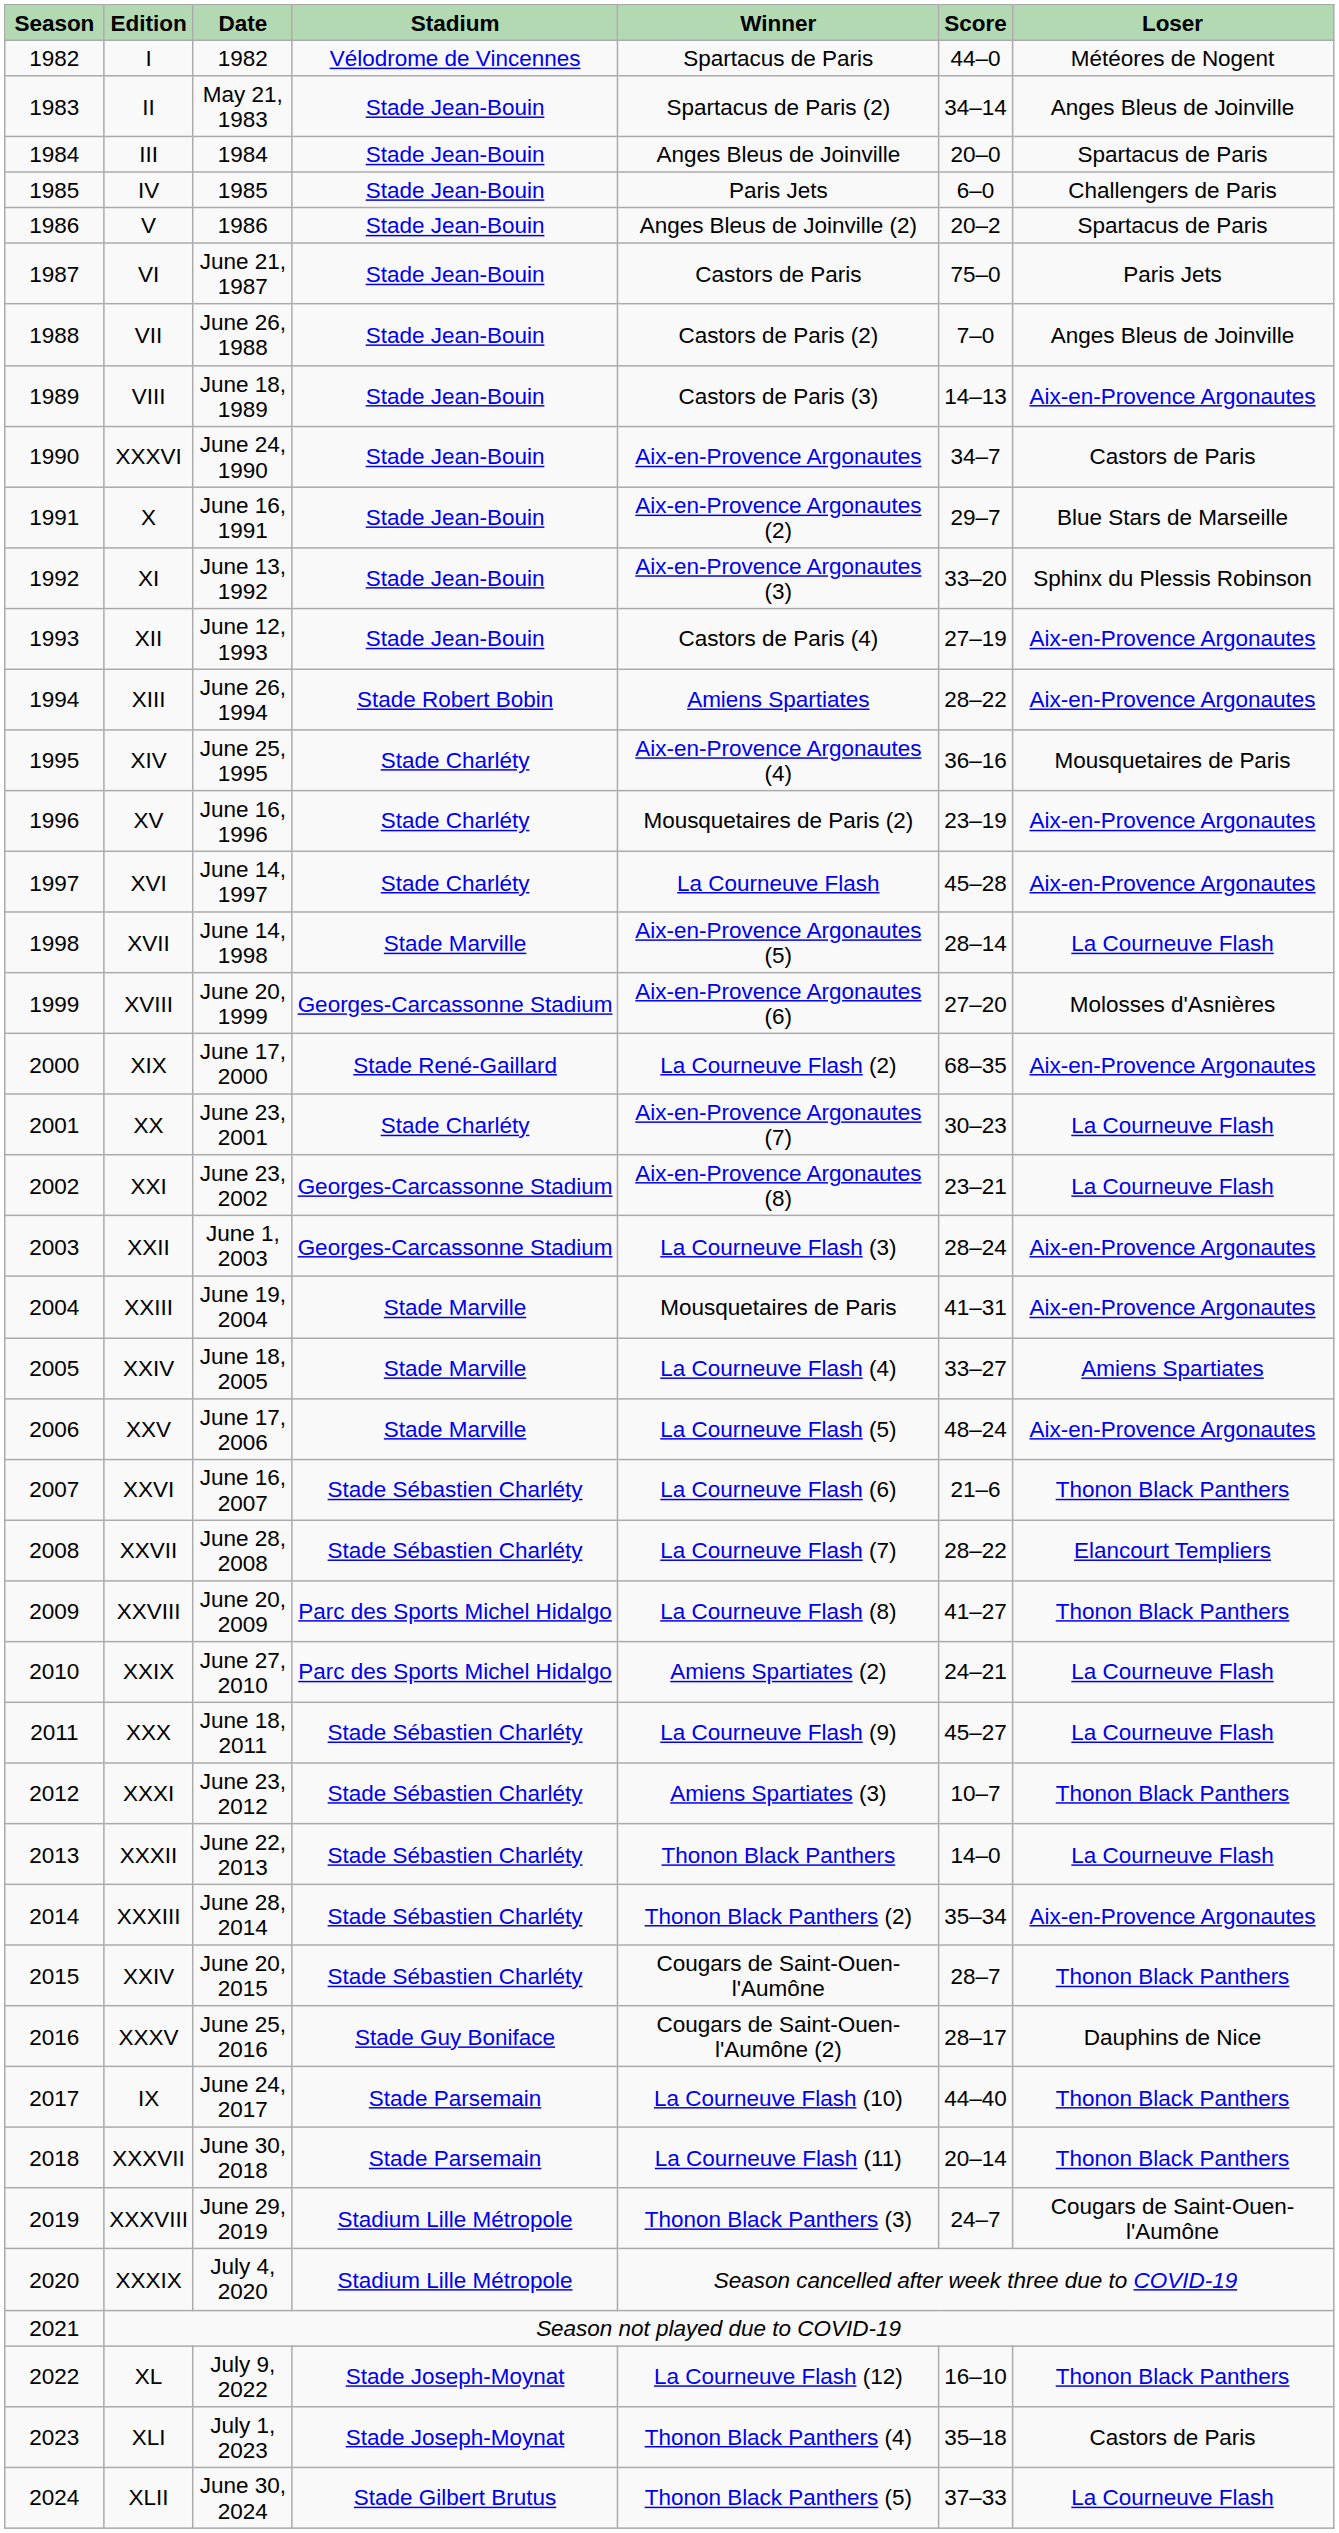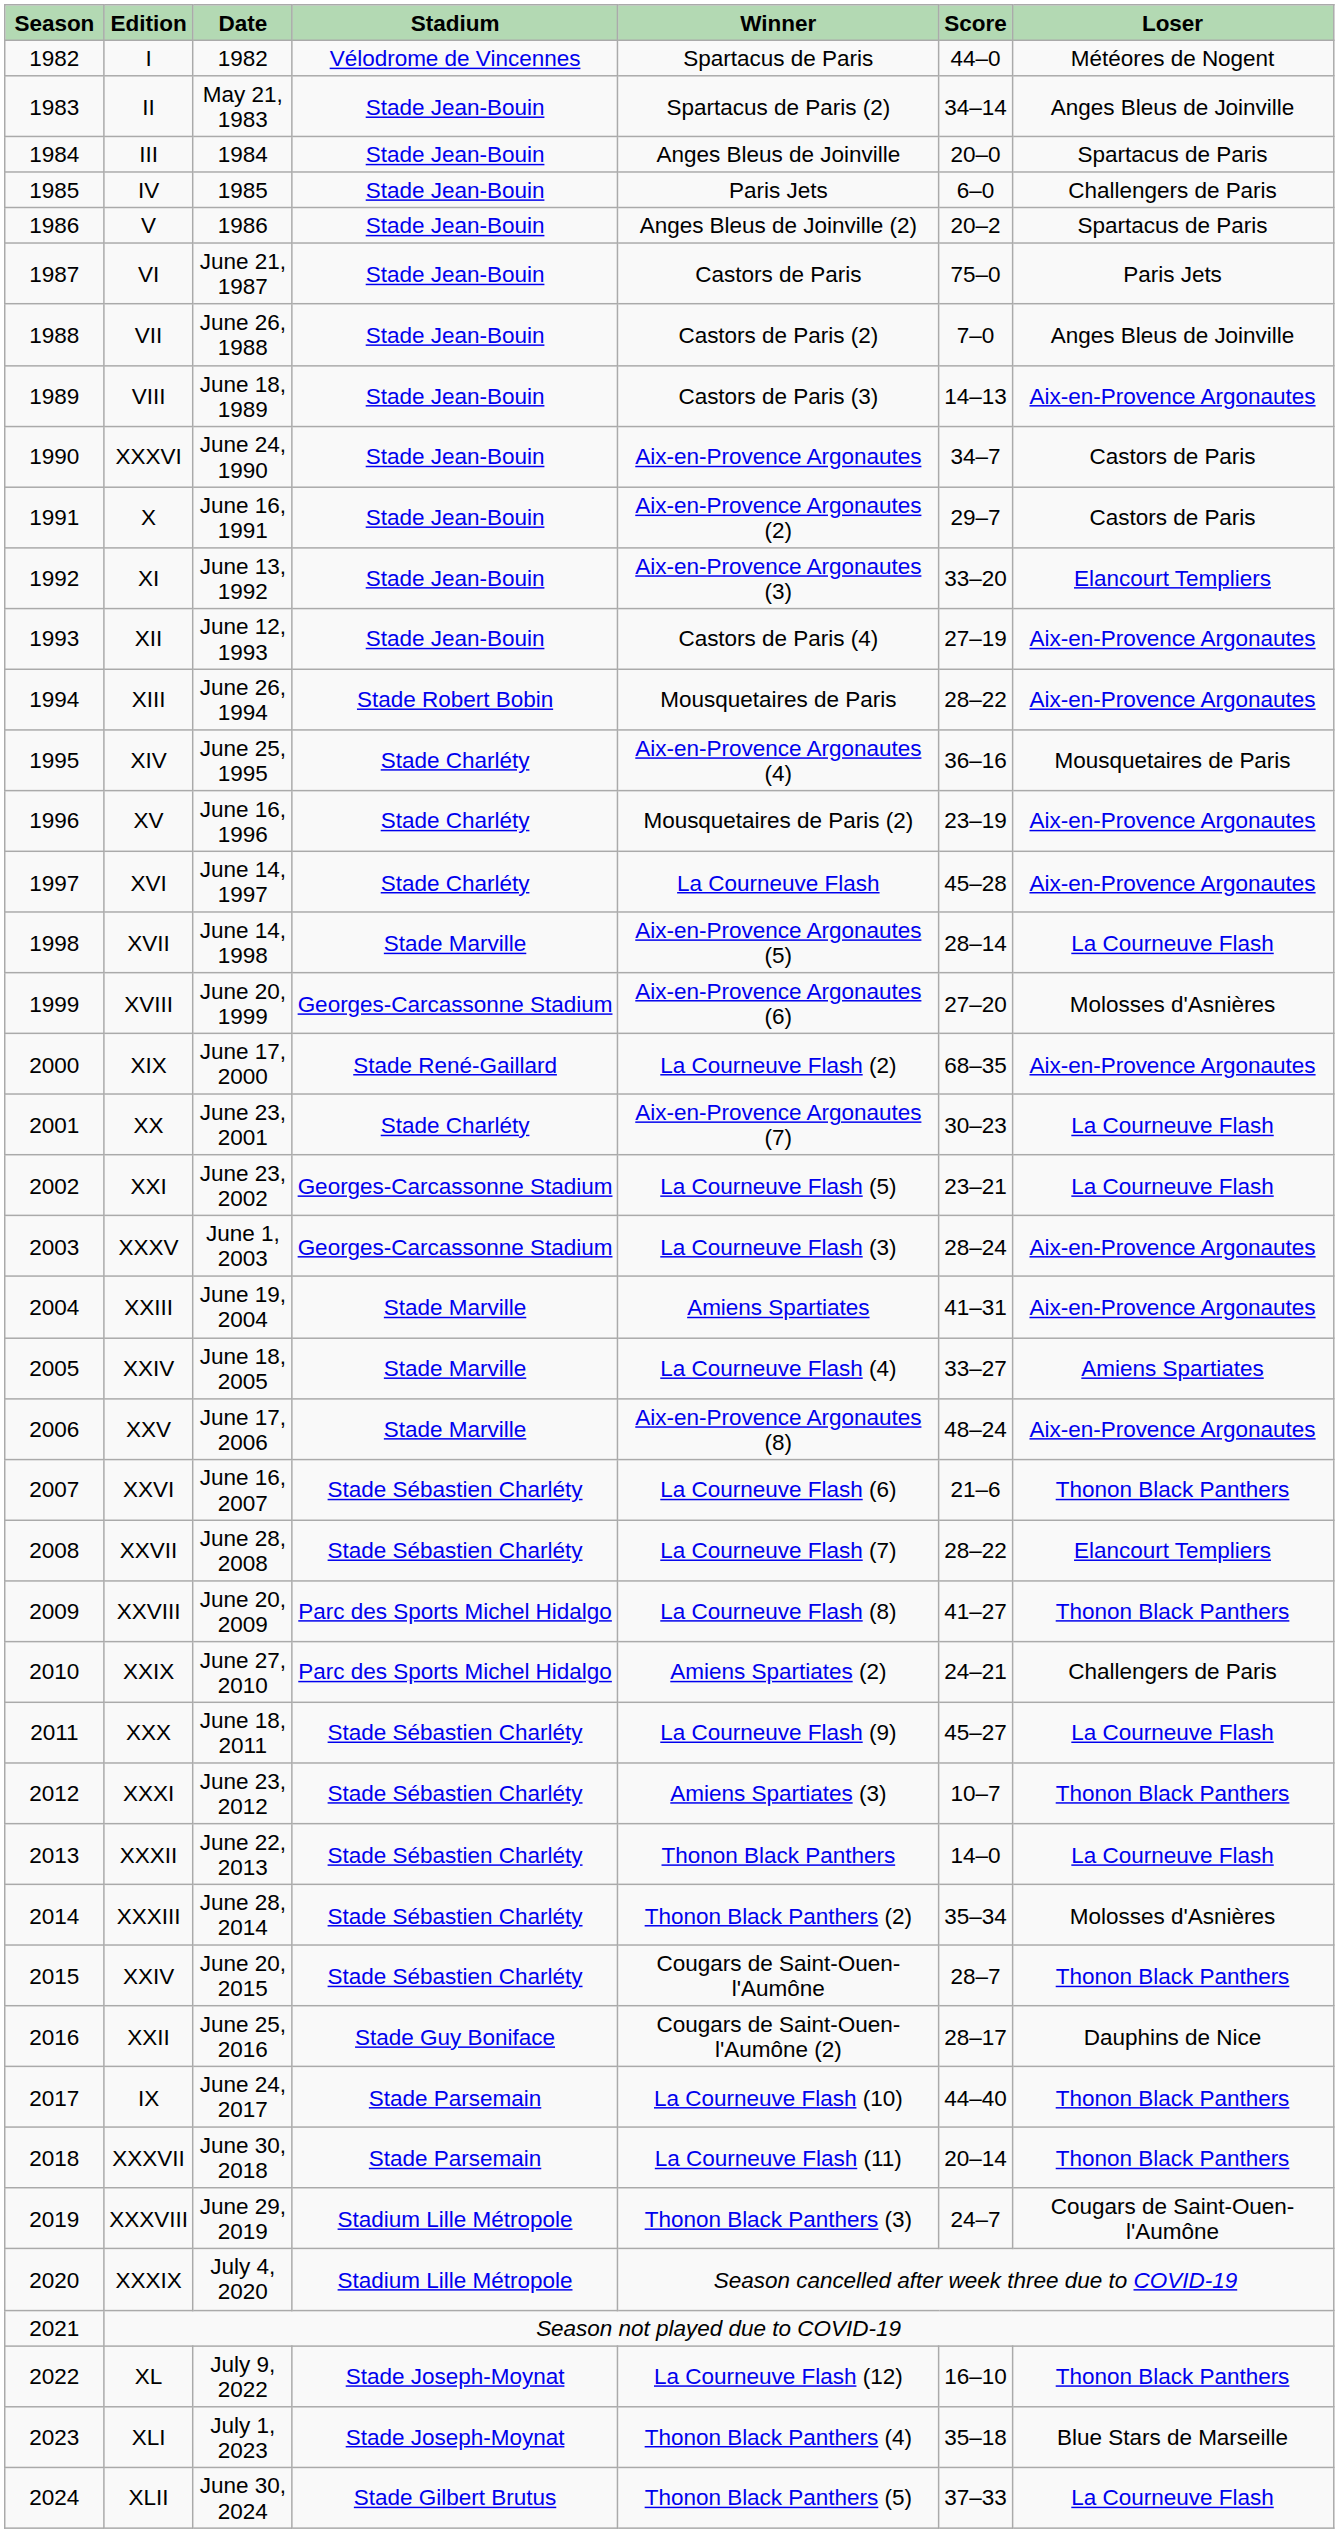(1173, 517) Blue Stars de Marseille -> (1173, 517) Castors de Paris
(1173, 578) Sphinx du Plessis Robinson -> (1173, 578) Elancourt Templiers
(778, 700) Amiens Spartiates -> (778, 700) Mousquetaires de Paris
(778, 1186) Aix-en-Provence Argonautes (8) -> (778, 1186) La Courneuve Flash (5)
(149, 1247) XXII -> (149, 1247) XXXV
(778, 1307) Mousquetaires de Paris -> (778, 1307) Amiens Spartiates
(778, 1429) La Courneuve Flash (5) -> (778, 1429) Aix-en-Provence Argonautes (8)
(1173, 1672) La Courneuve Flash -> (1173, 1672) Challengers de Paris
(1173, 1915) Aix-en-Provence Argonautes -> (1173, 1915) Molosses d'Asnières
(149, 2037) XXXV -> (149, 2037) XXII
(1173, 2437) Castors de Paris -> (1173, 2437) Blue Stars de Marseille
